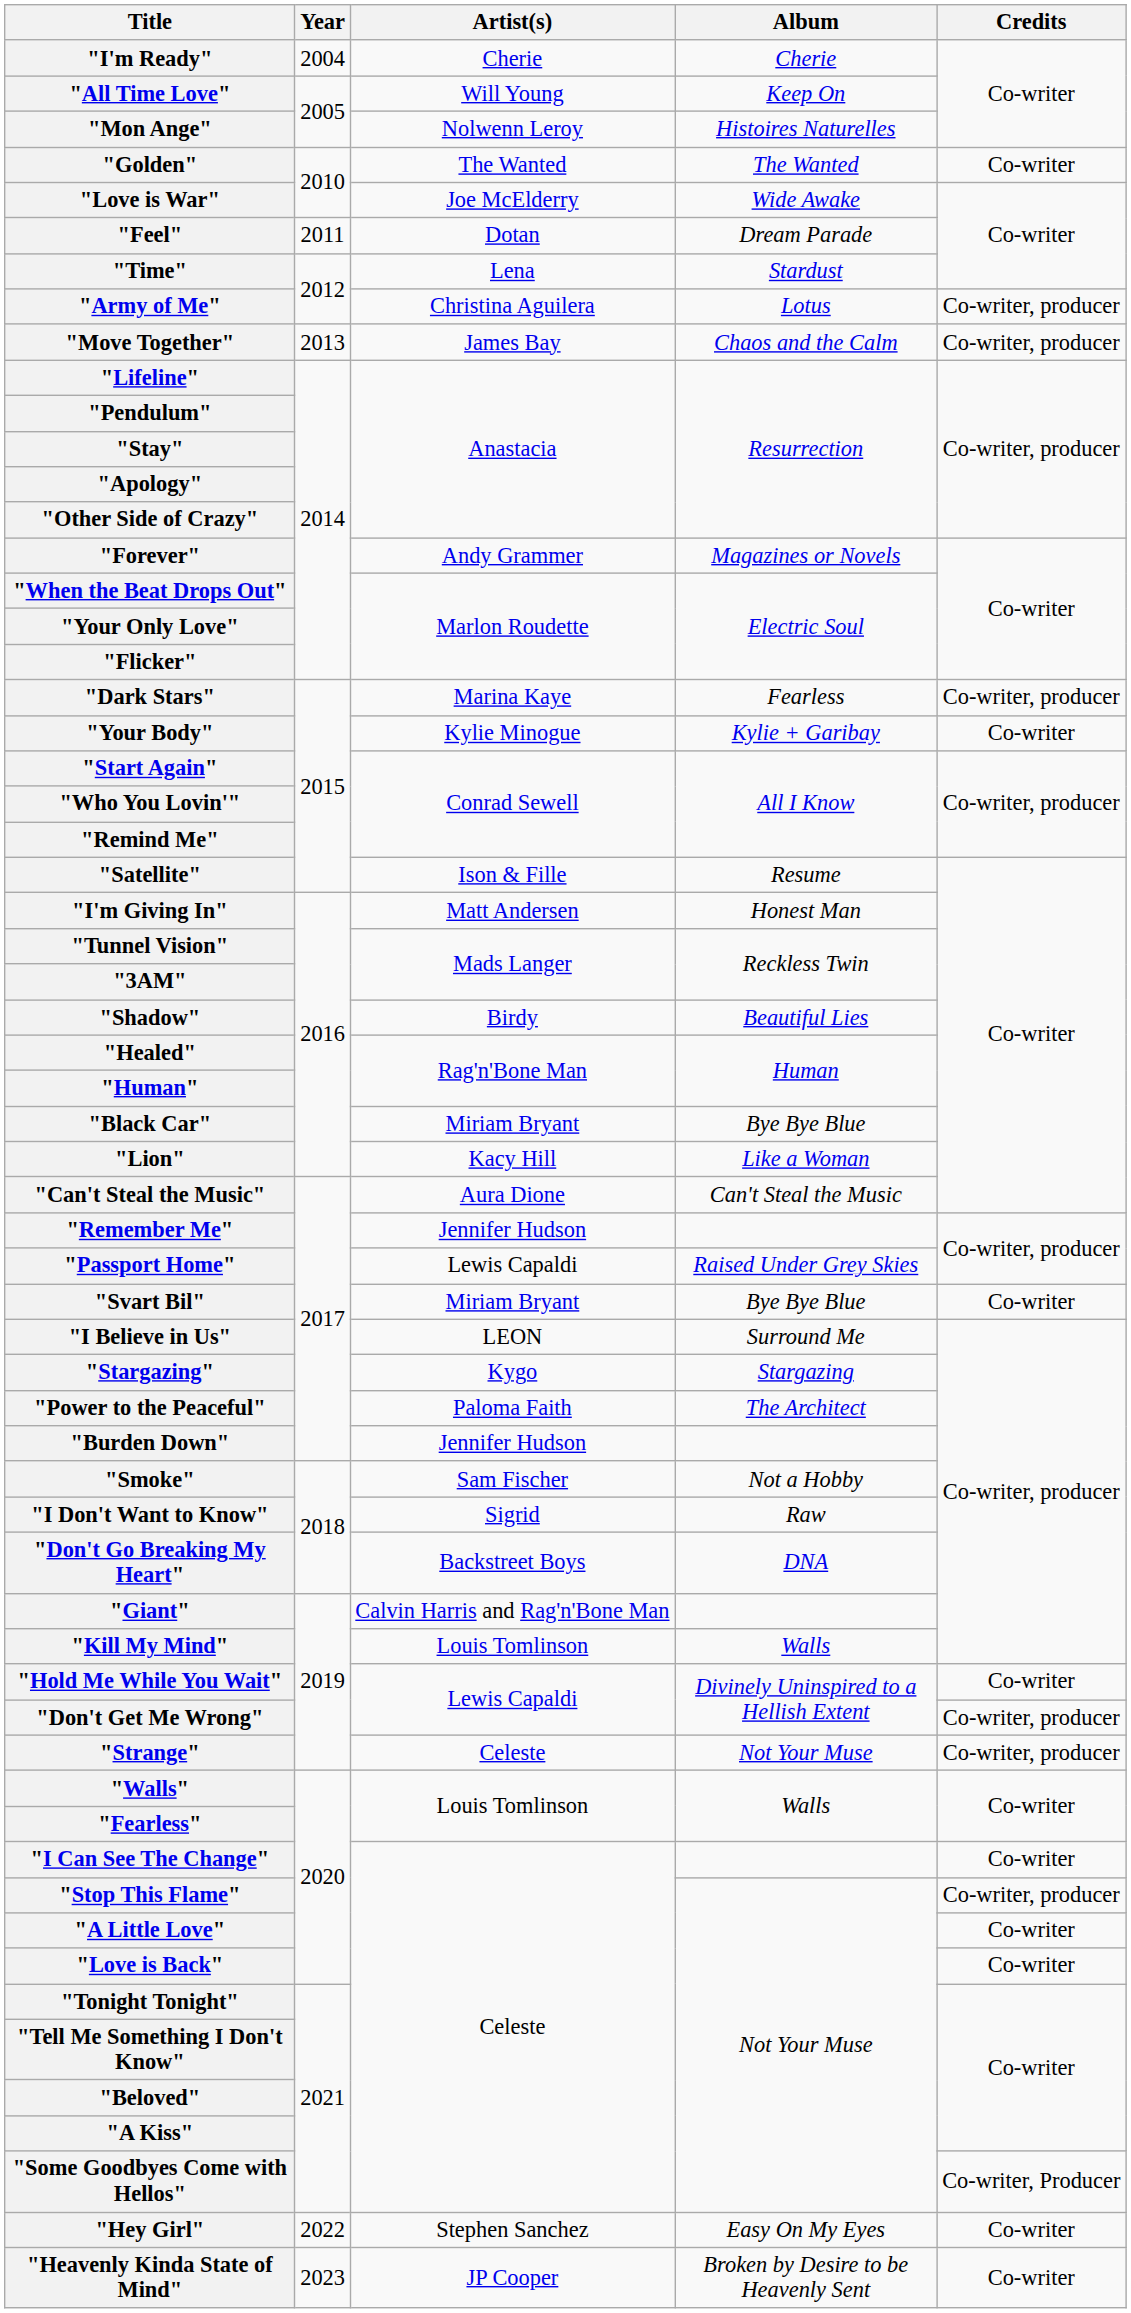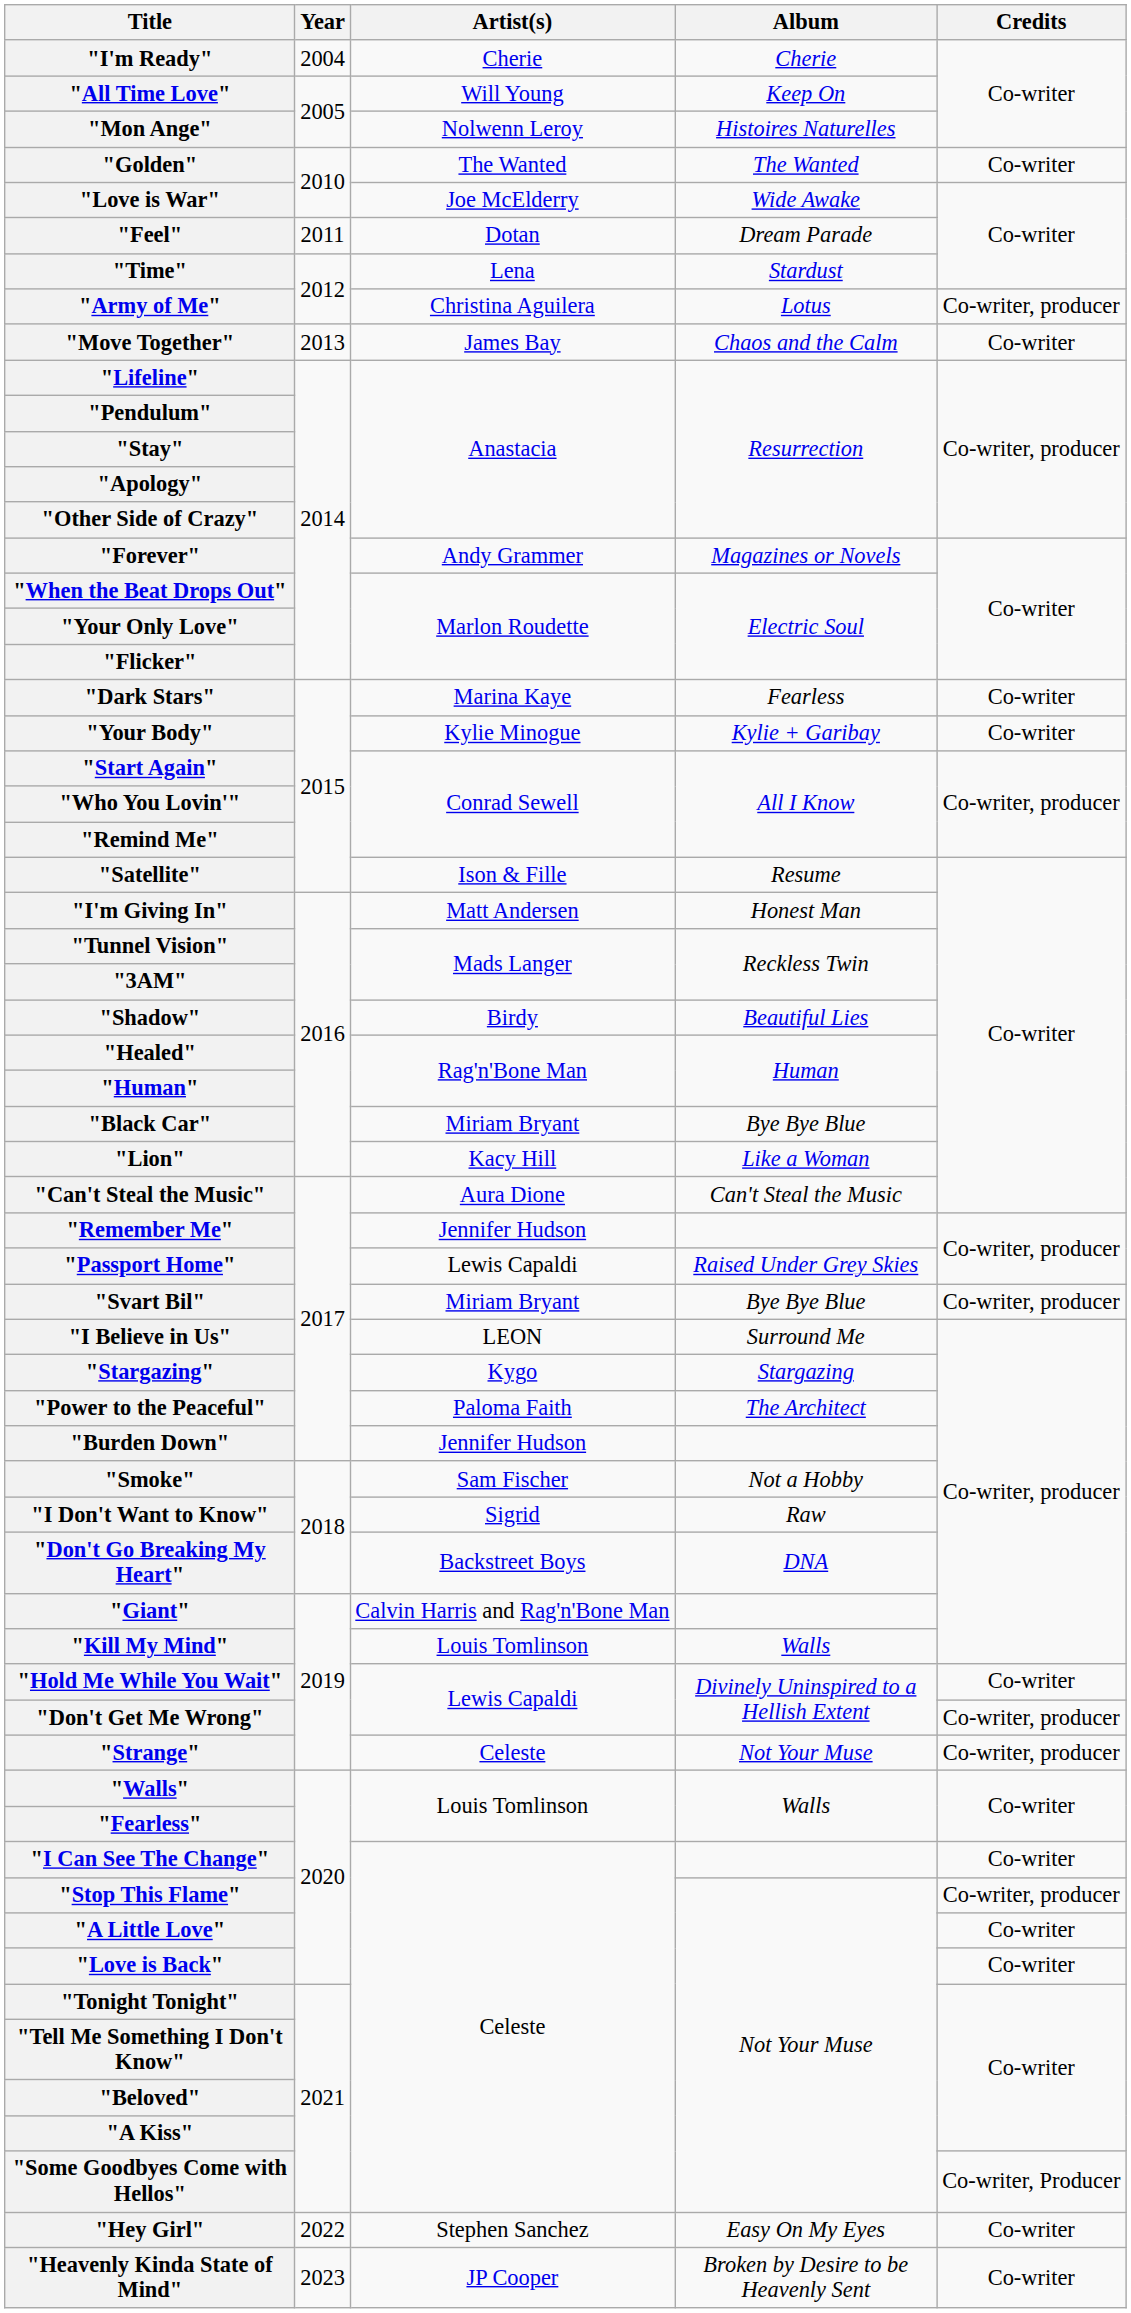(1031, 341) Co-writer, producer -> (1031, 341) Co-writer
(1031, 697) Co-writer, producer -> (1031, 697) Co-writer
(1031, 1301) Co-writer -> (1031, 1301) Co-writer, producer
